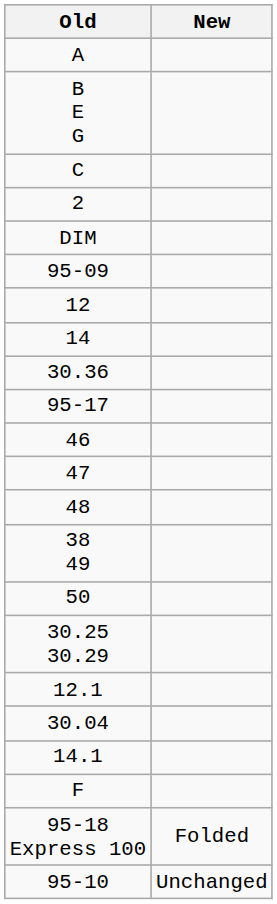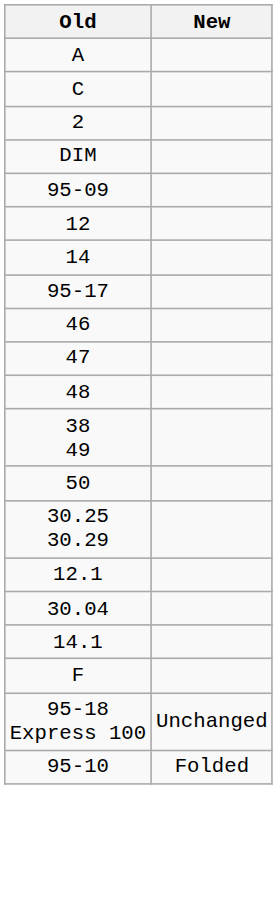- row: (78, 113)
- row: (78, 373)
(212, 836) Folded -> (212, 721) Unchanged
(212, 882) Unchanged -> (212, 767) Folded
